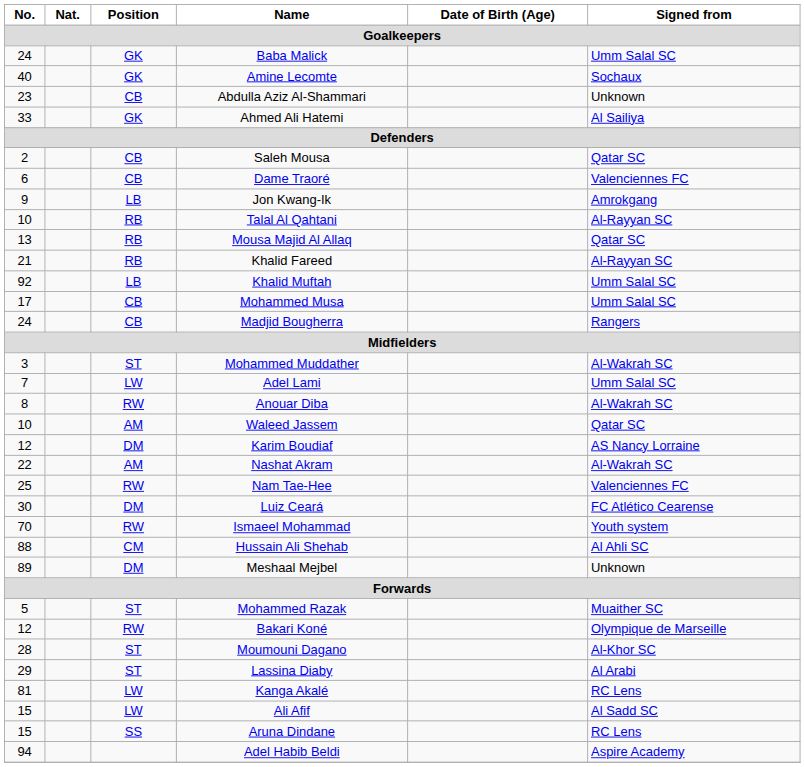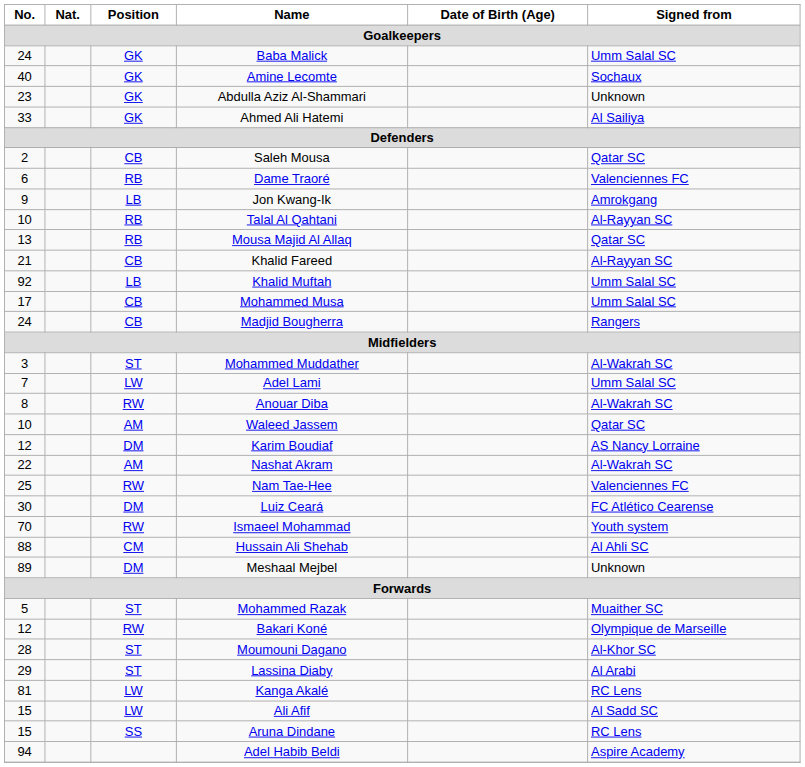(133, 97) CB -> (133, 97) GK
(133, 179) CB -> (133, 179) RB
(133, 261) RB -> (133, 261) CB
